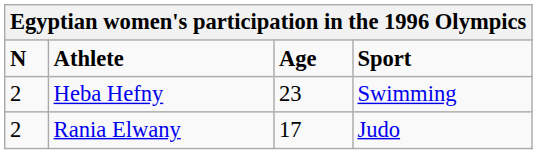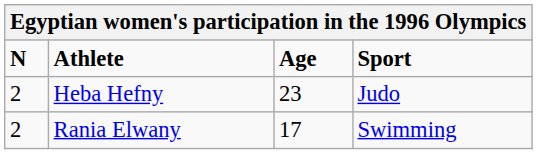(407, 93) Swimming -> (379, 93) Judo
(379, 129) Judo -> (407, 129) Swimming
